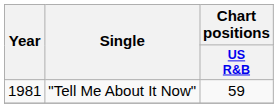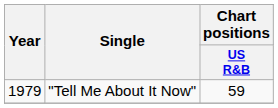(25, 91) 1981 -> (25, 91) 1979
